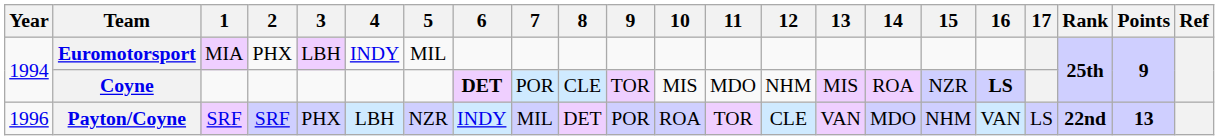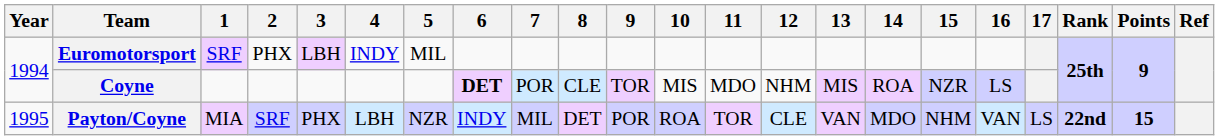(224, 53) MIA -> (224, 53) SRF
(1001, 86) bold -> (1001, 86) normal
(29, 118) 1996 -> (29, 118) 1995
(224, 118) SRF -> (224, 118) MIA
(1144, 118) 13 -> (1144, 118) 15
